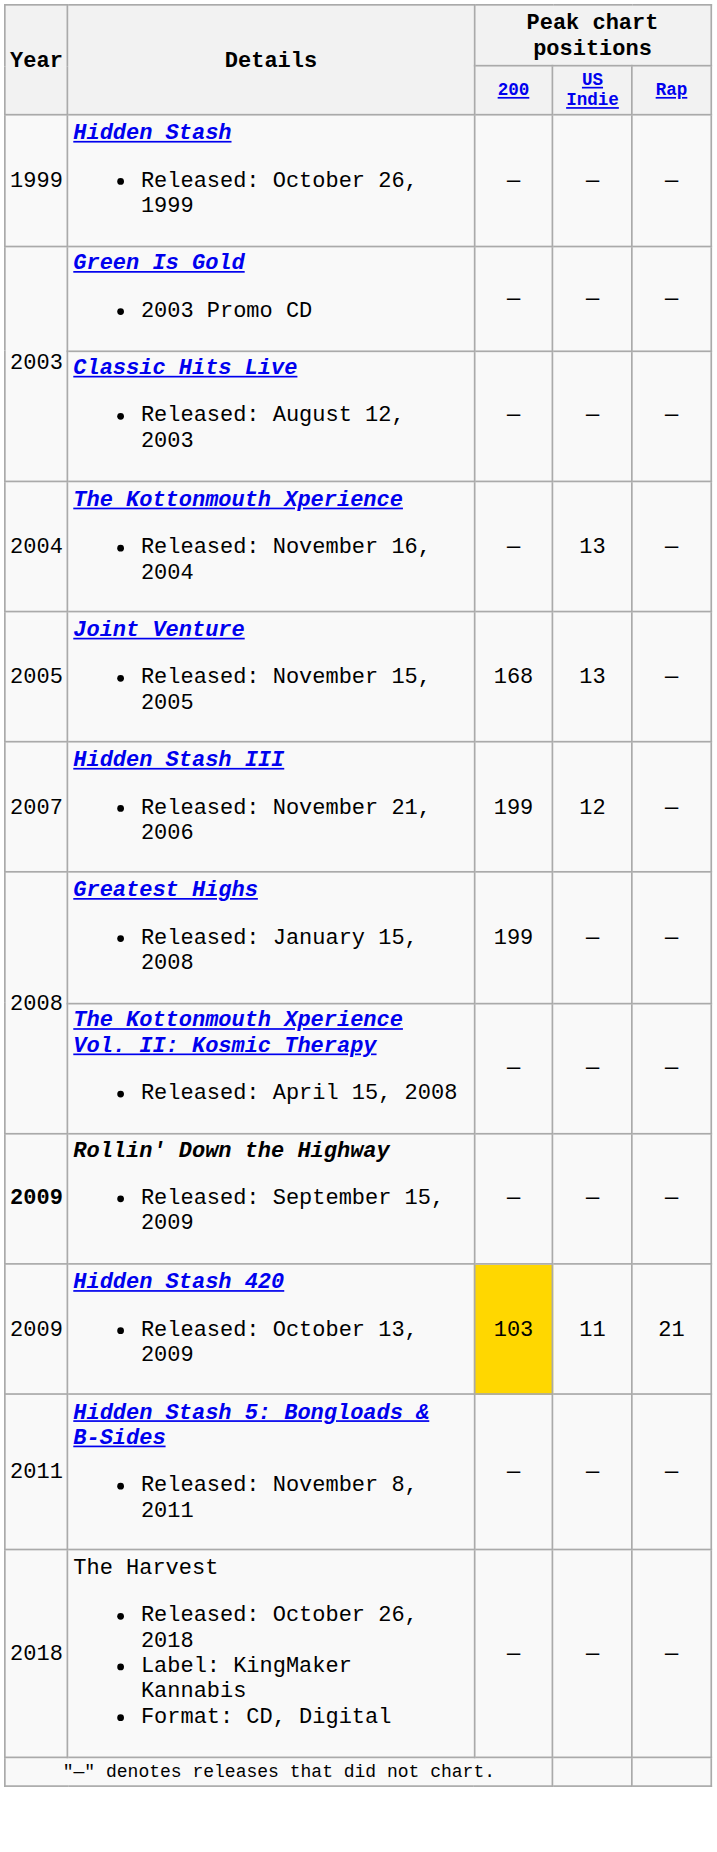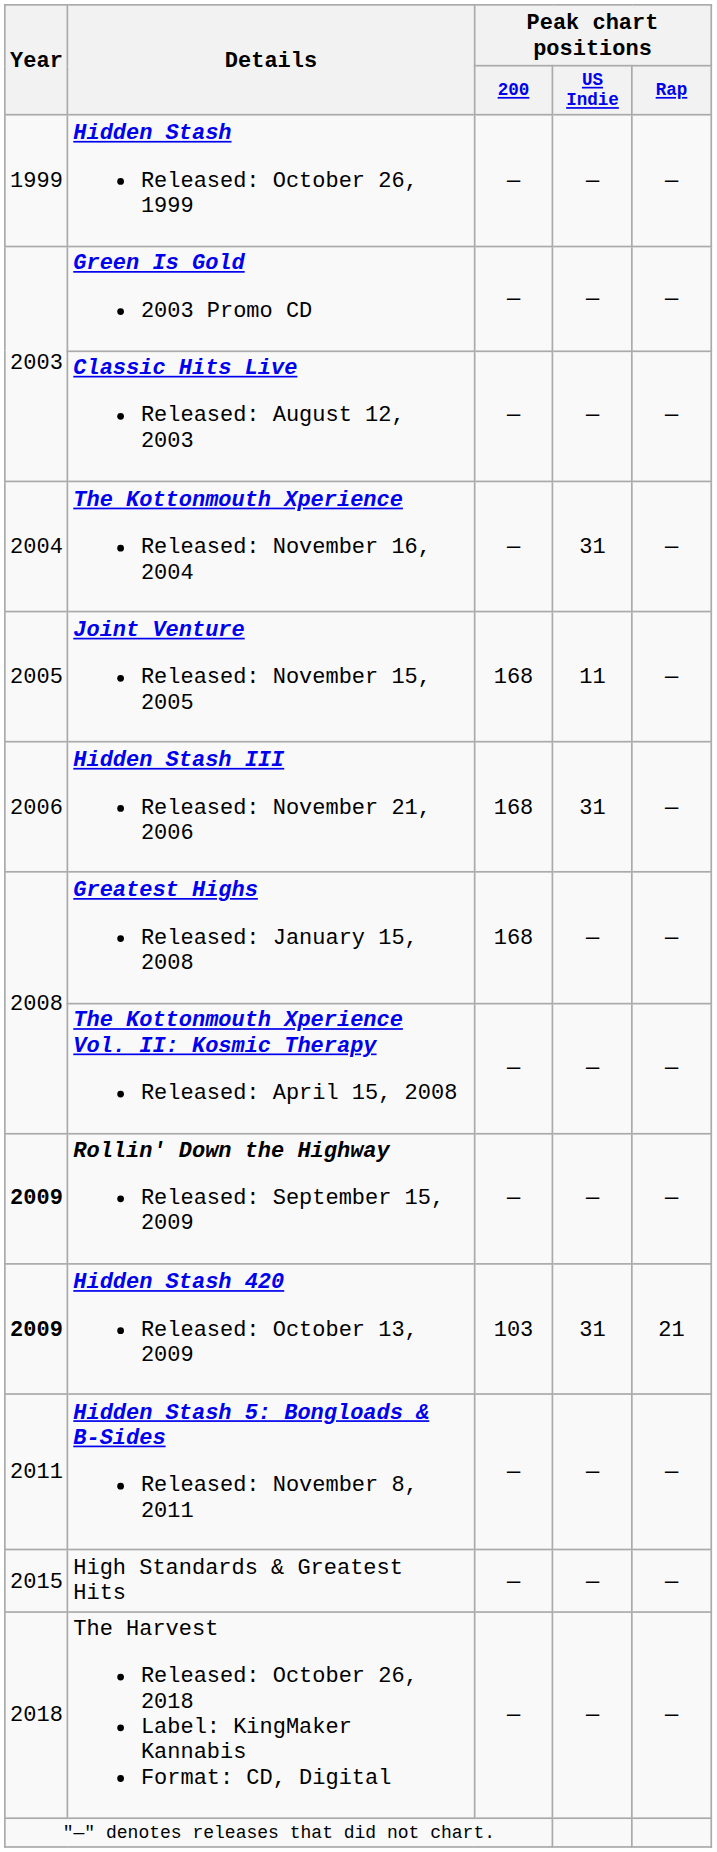(592, 546) 13 -> (592, 546) 31
(592, 677) 13 -> (592, 677) 11
(36, 807) 2007 -> (36, 807) 2006
(513, 807) 199 -> (513, 807) 168
(592, 807) 12 -> (592, 807) 31
(513, 938) 199 -> (513, 938) 168
(36, 1329) normal -> (36, 1329) bold
(513, 1329) gold background -> (513, 1329) no background
(592, 1329) 11 -> (592, 1329) 31
+ row: (238, 1581)
